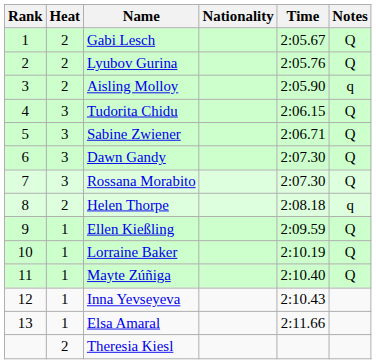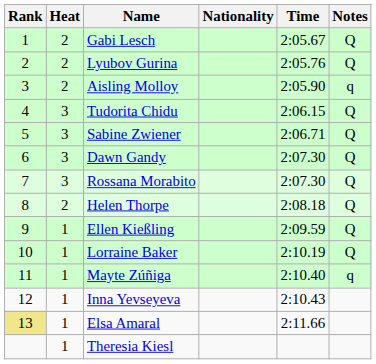(350, 205) q -> (350, 205) Q
(350, 275) Q -> (350, 275) q
(25, 323) no background -> (25, 323) khaki background
(65, 346) 2 -> (65, 346) 1
